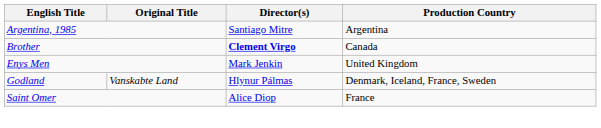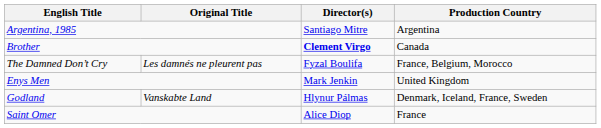+ row: (57, 64)
